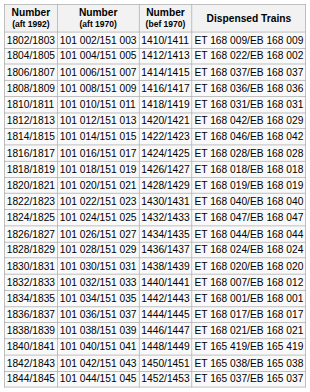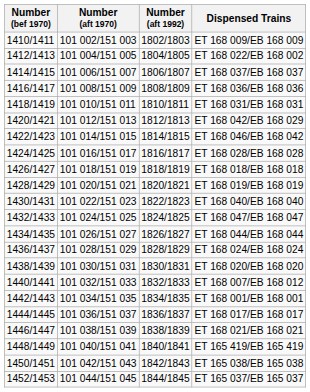columns swapped: (166, 19) <-> (31, 19)
